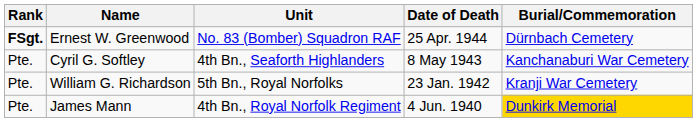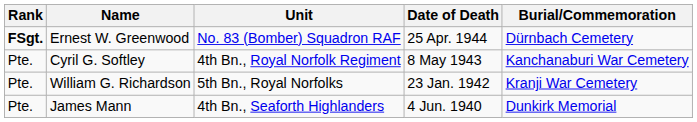(291, 60) 4th Bn., Seaforth Highlanders -> (299, 60) 4th Bn., Royal Norfolk Regiment
(299, 106) 4th Bn., Royal Norfolk Regiment -> (291, 106) 4th Bn., Seaforth Highlanders
(561, 106) gold background -> (561, 106) no background
